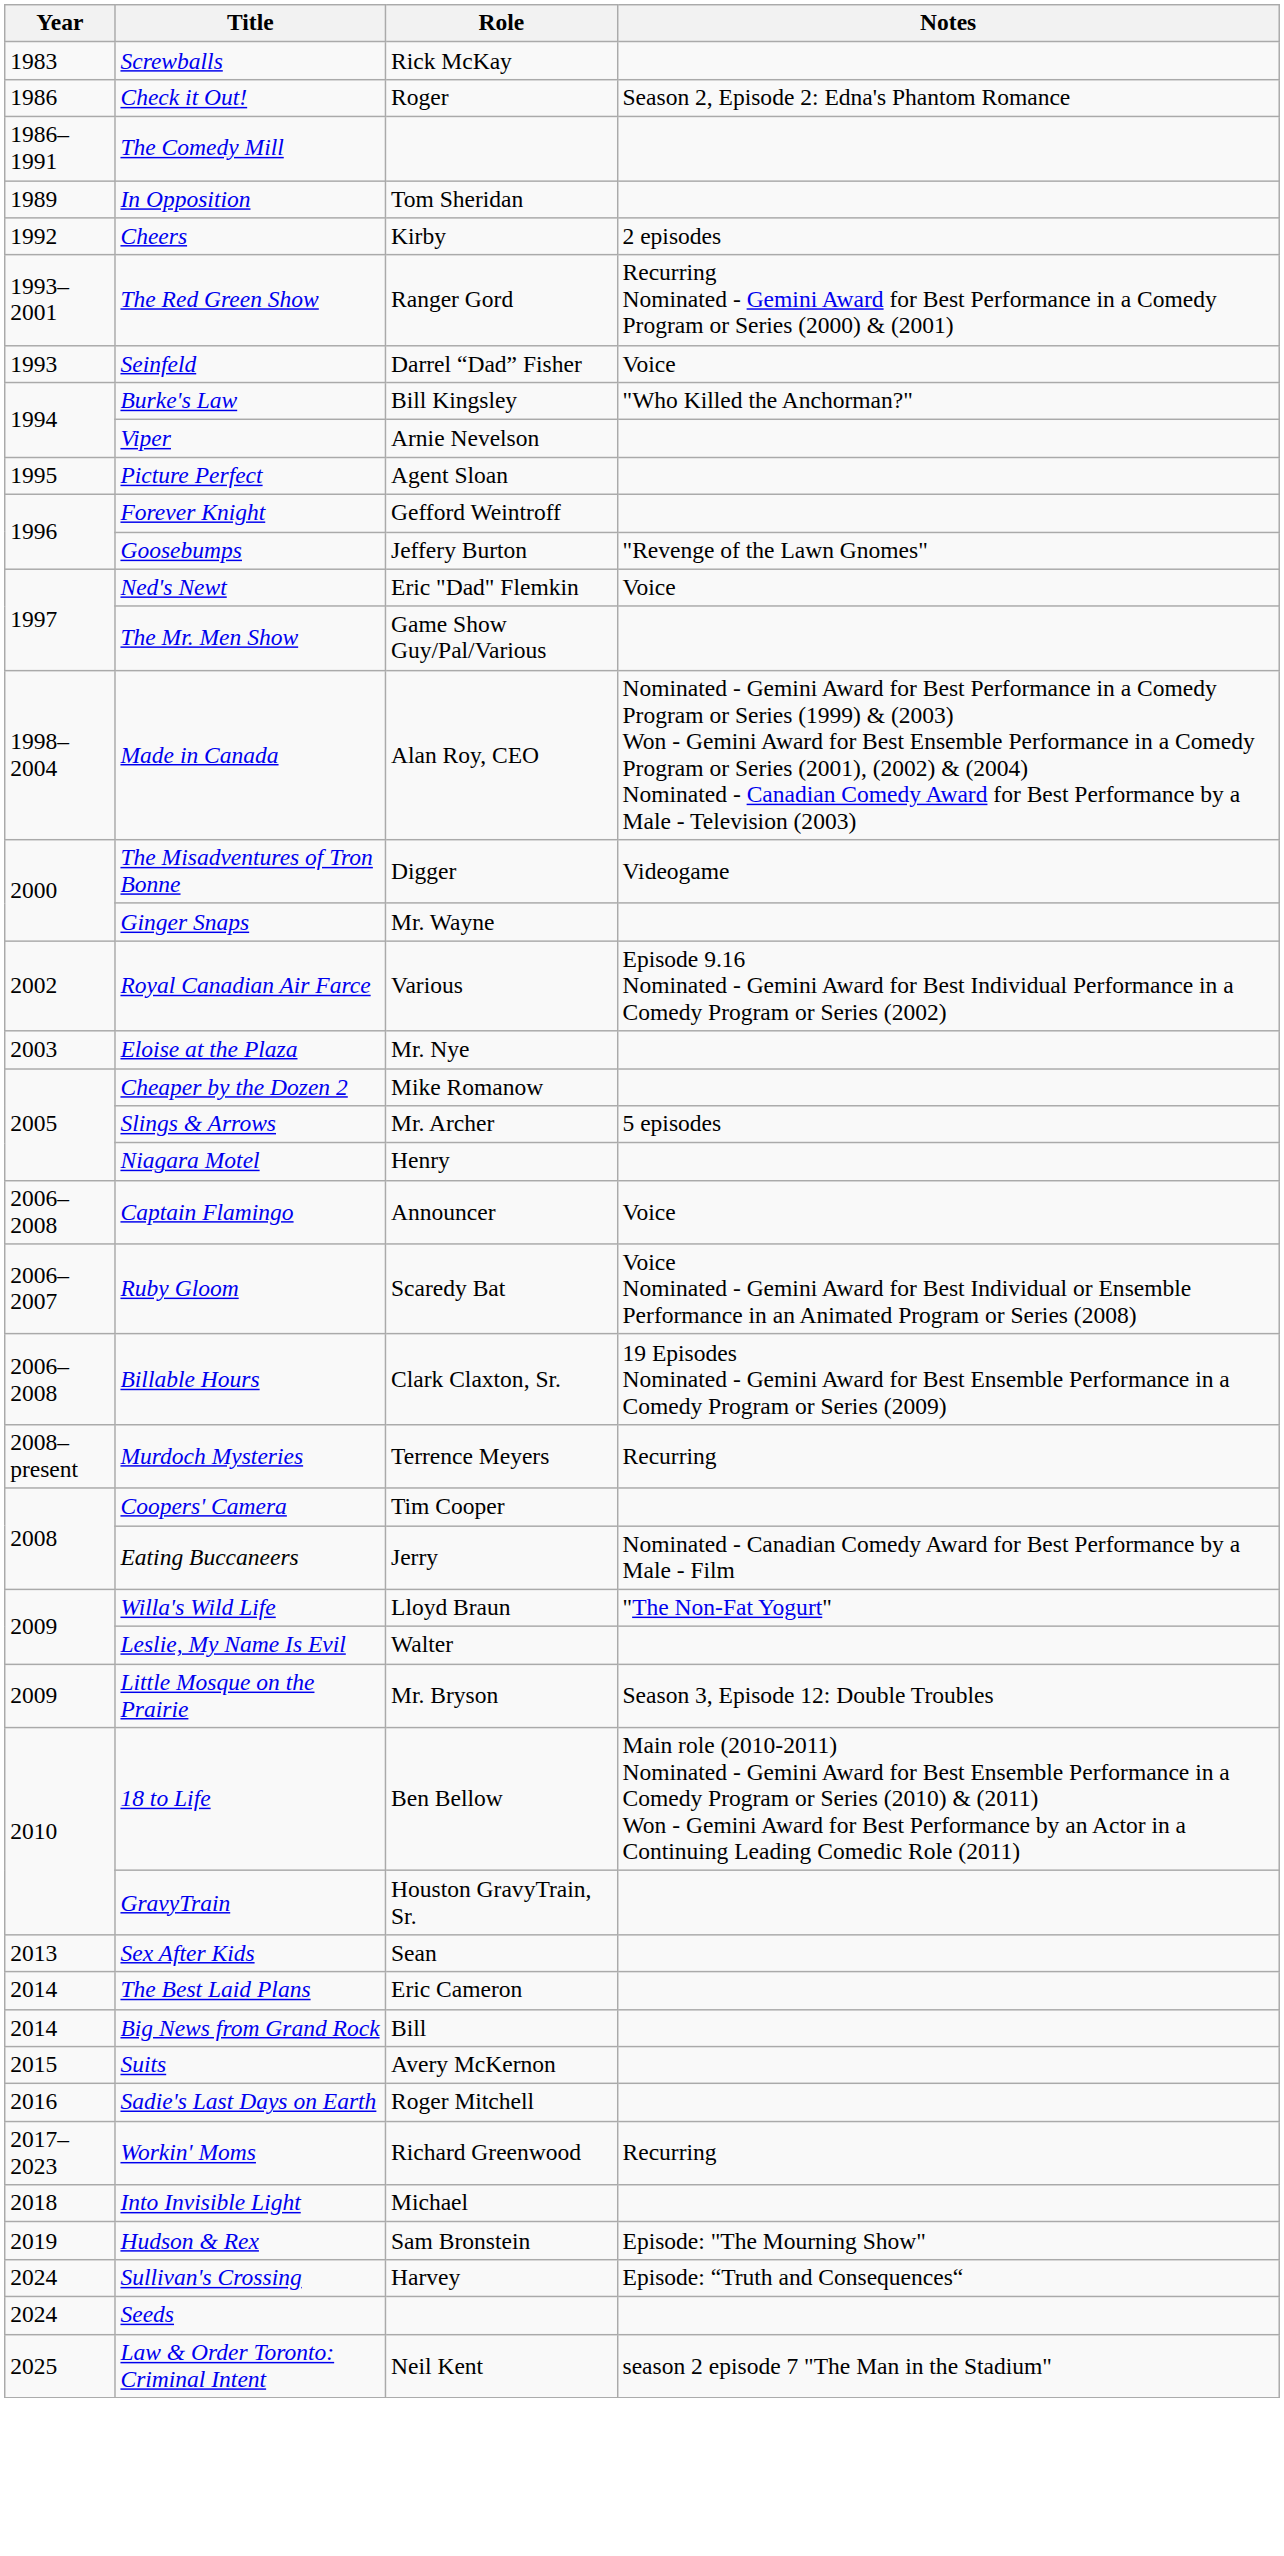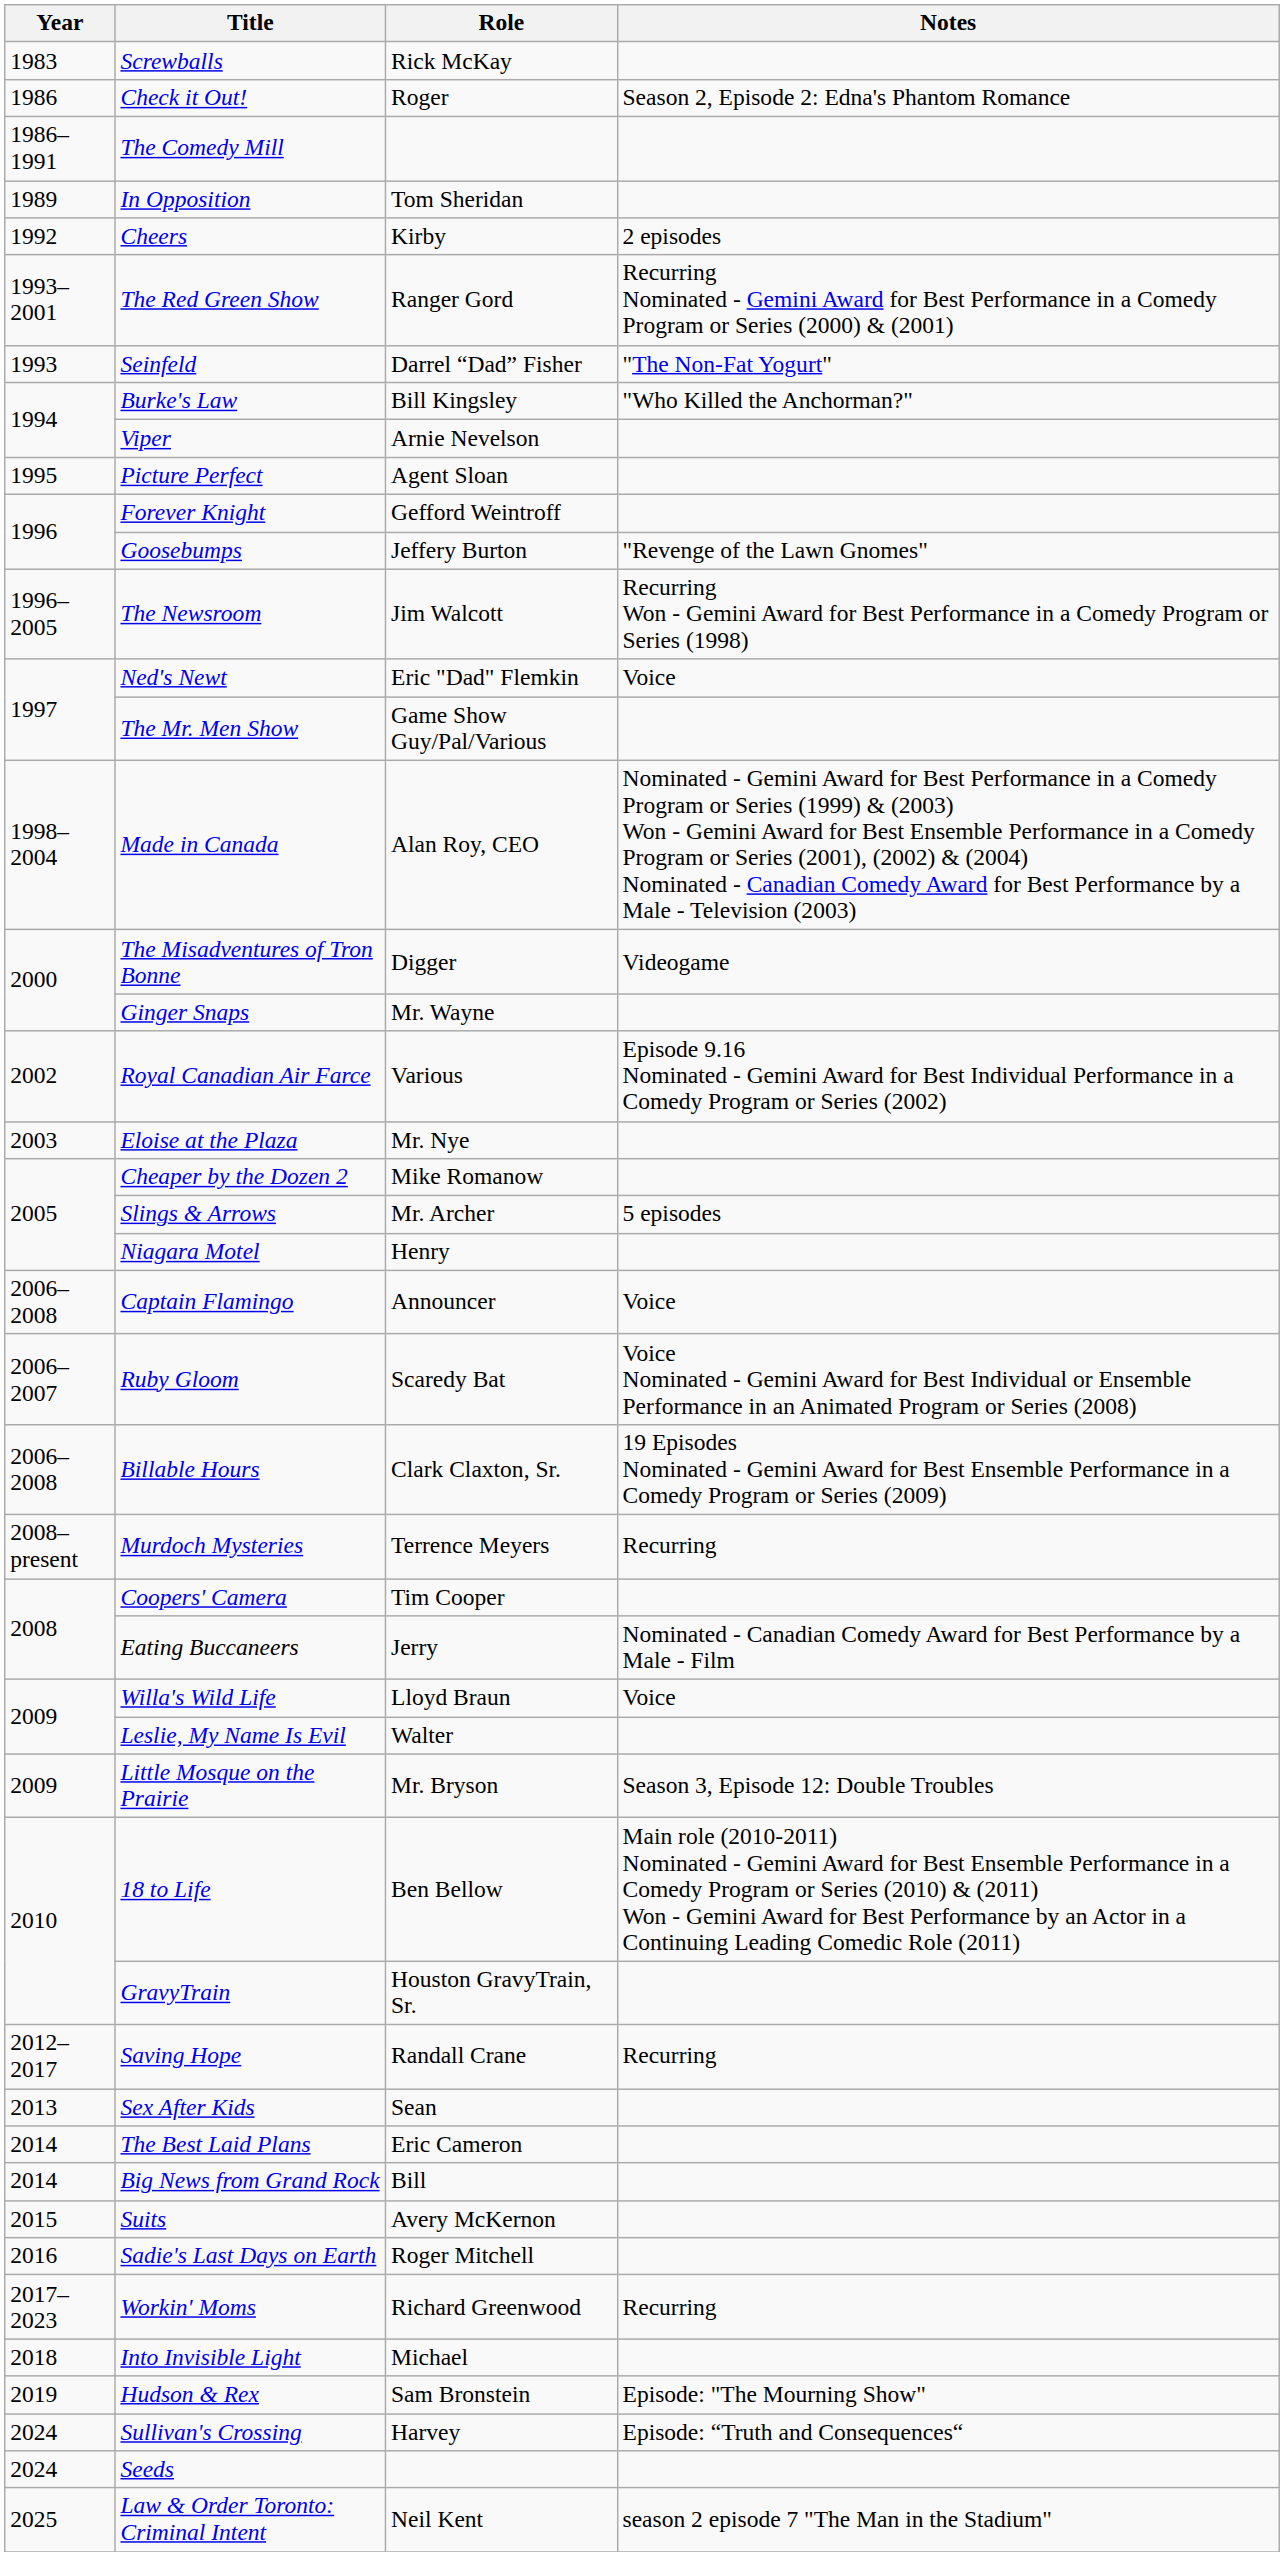(649, 363) Voice -> (727, 363) "The Non-Fat Yogurt"
+ row: (191, 613)
(727, 1607) "The Non-Fat Yogurt" -> (649, 1697) Voice
+ row: (181, 2056)
